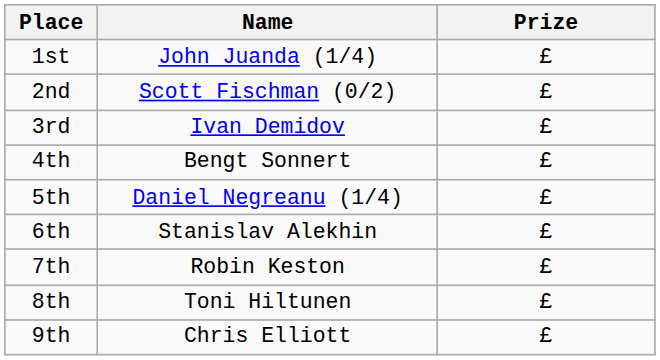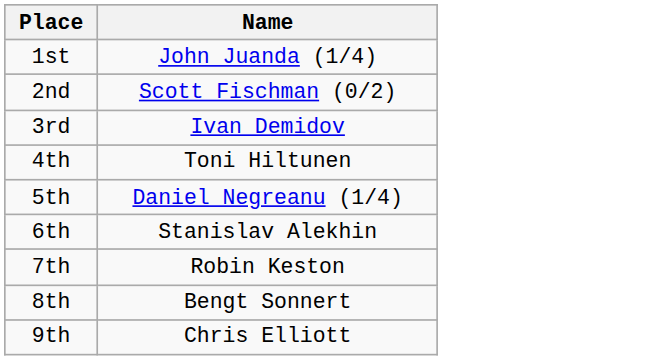- column: (546, 22)
(268, 162) Bengt Sonnert -> (268, 162) Toni Hiltunen
(268, 302) Toni Hiltunen -> (268, 302) Bengt Sonnert
